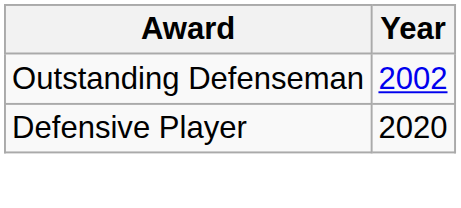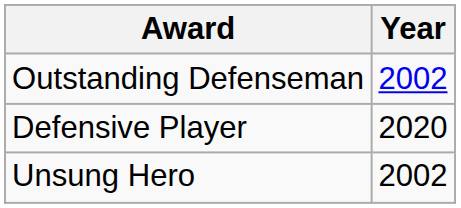+ row: (104, 176)
